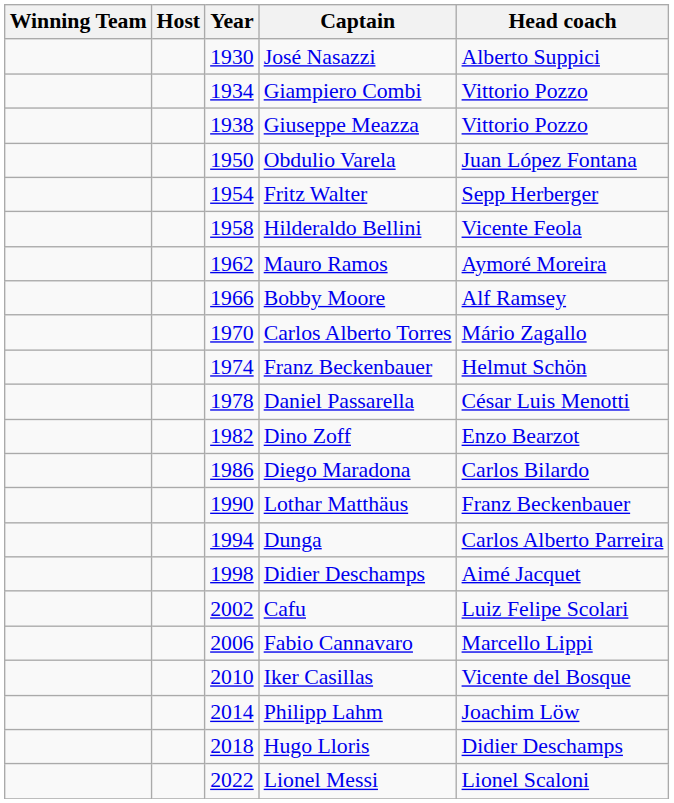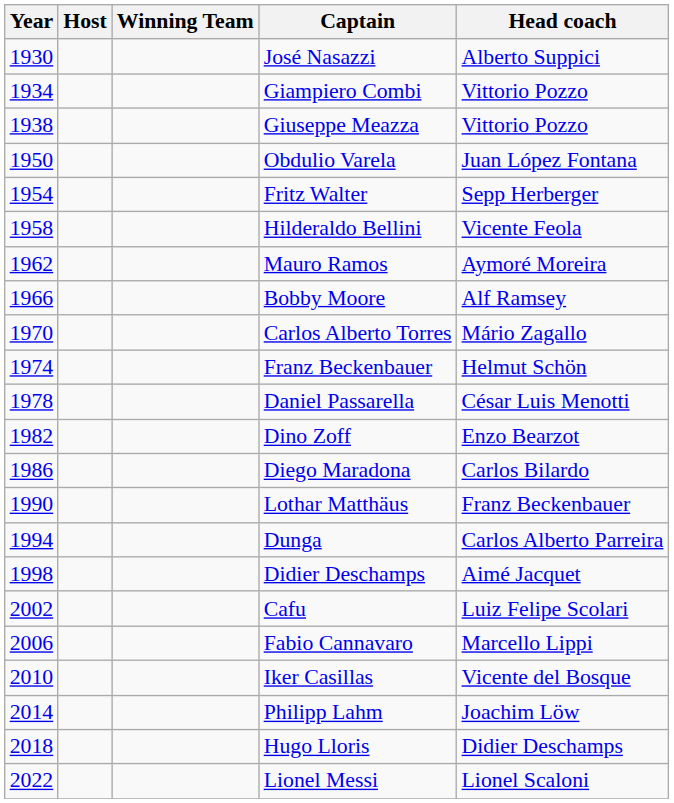columns swapped: (232, 21) <-> (78, 21)
